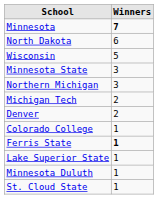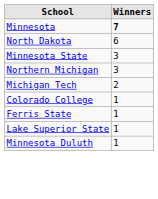- row: (31, 56)
- row: (23, 114)
(116, 143) bold -> (116, 114) normal
- row: (47, 187)
